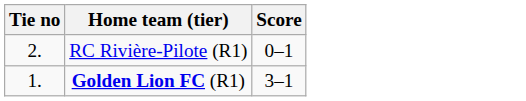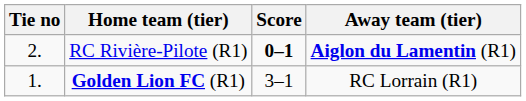+ column: (413, 19)
(279, 50) normal -> (279, 50) bold
